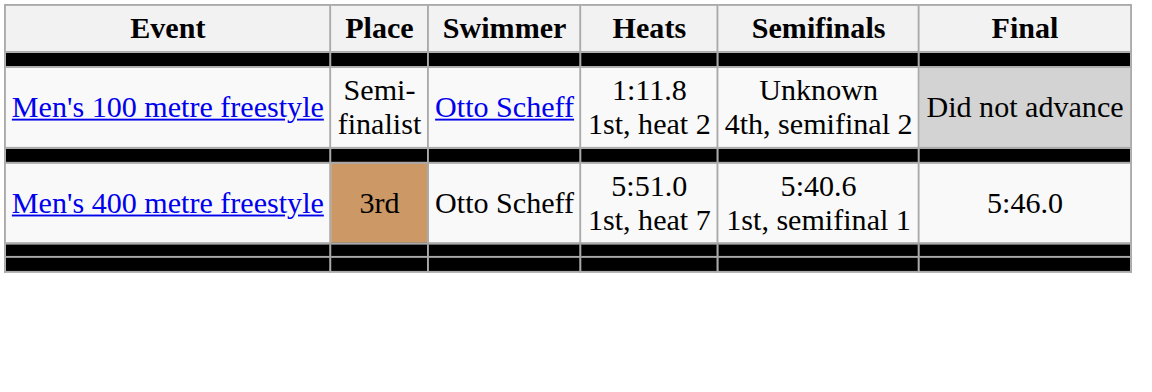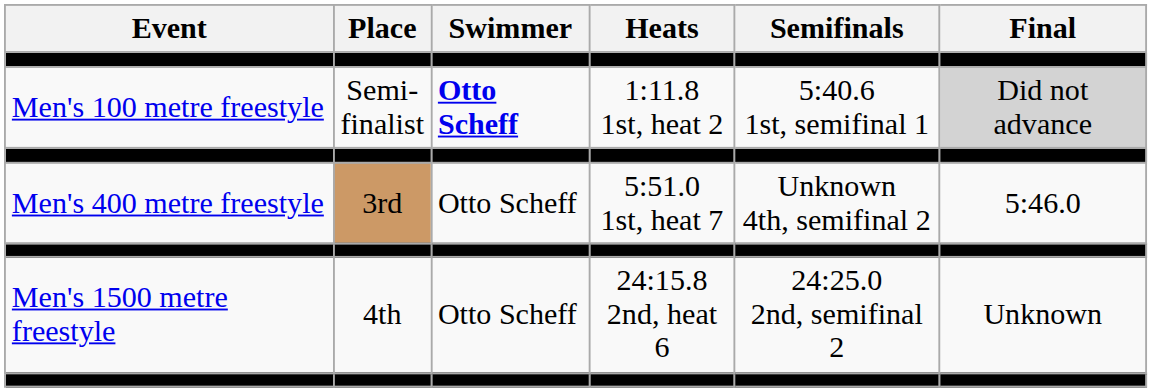(505, 106) normal -> (478, 106) bold
(819, 106) Unknown 4th, semifinal 2 -> (837, 106) 5:40.6 1st, semifinal 1
(819, 202) 5:40.6 1st, semifinal 1 -> (837, 202) Unknown 4th, semifinal 2
+ row: (120, 314)
